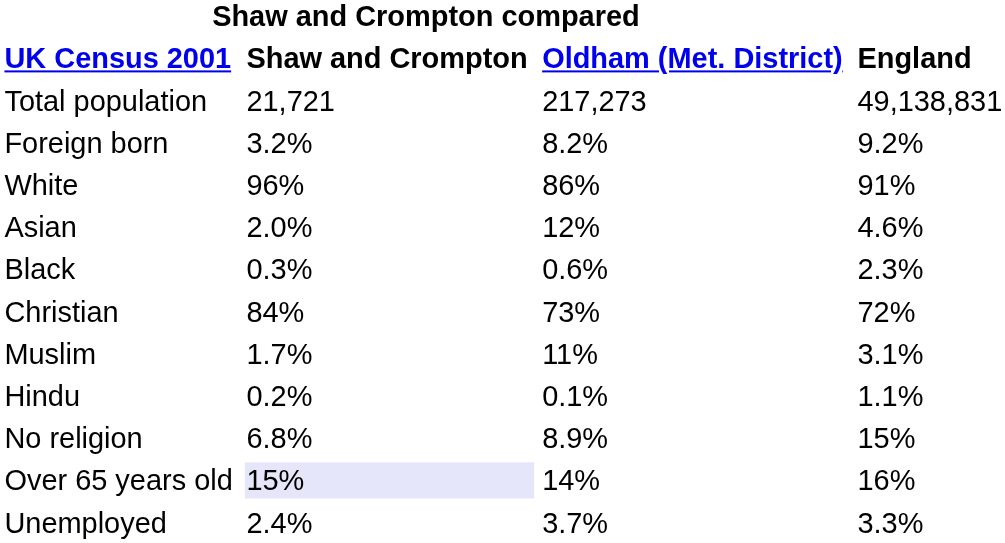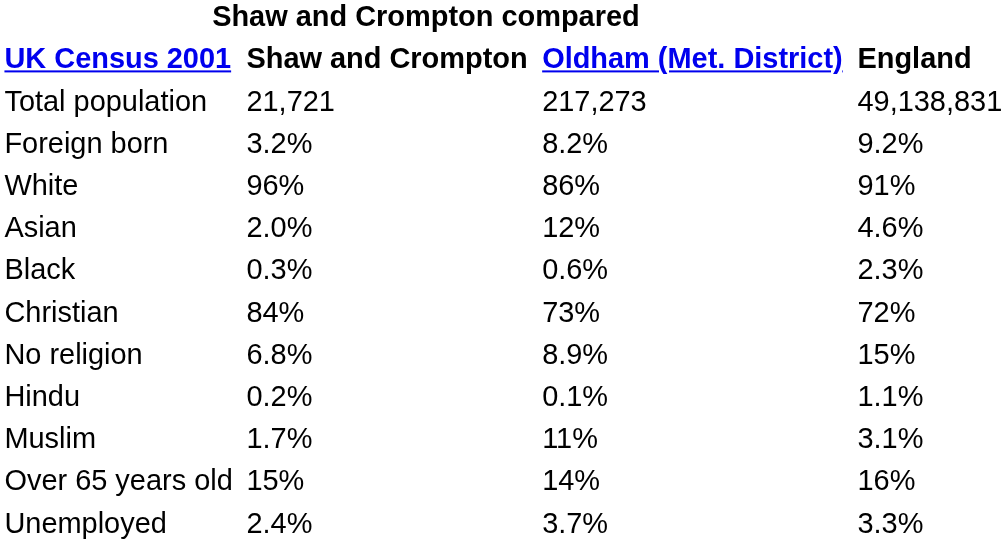rows swapped: (50, 354) <-> (74, 438)
(275, 480) lavender background -> (275, 480) no background
